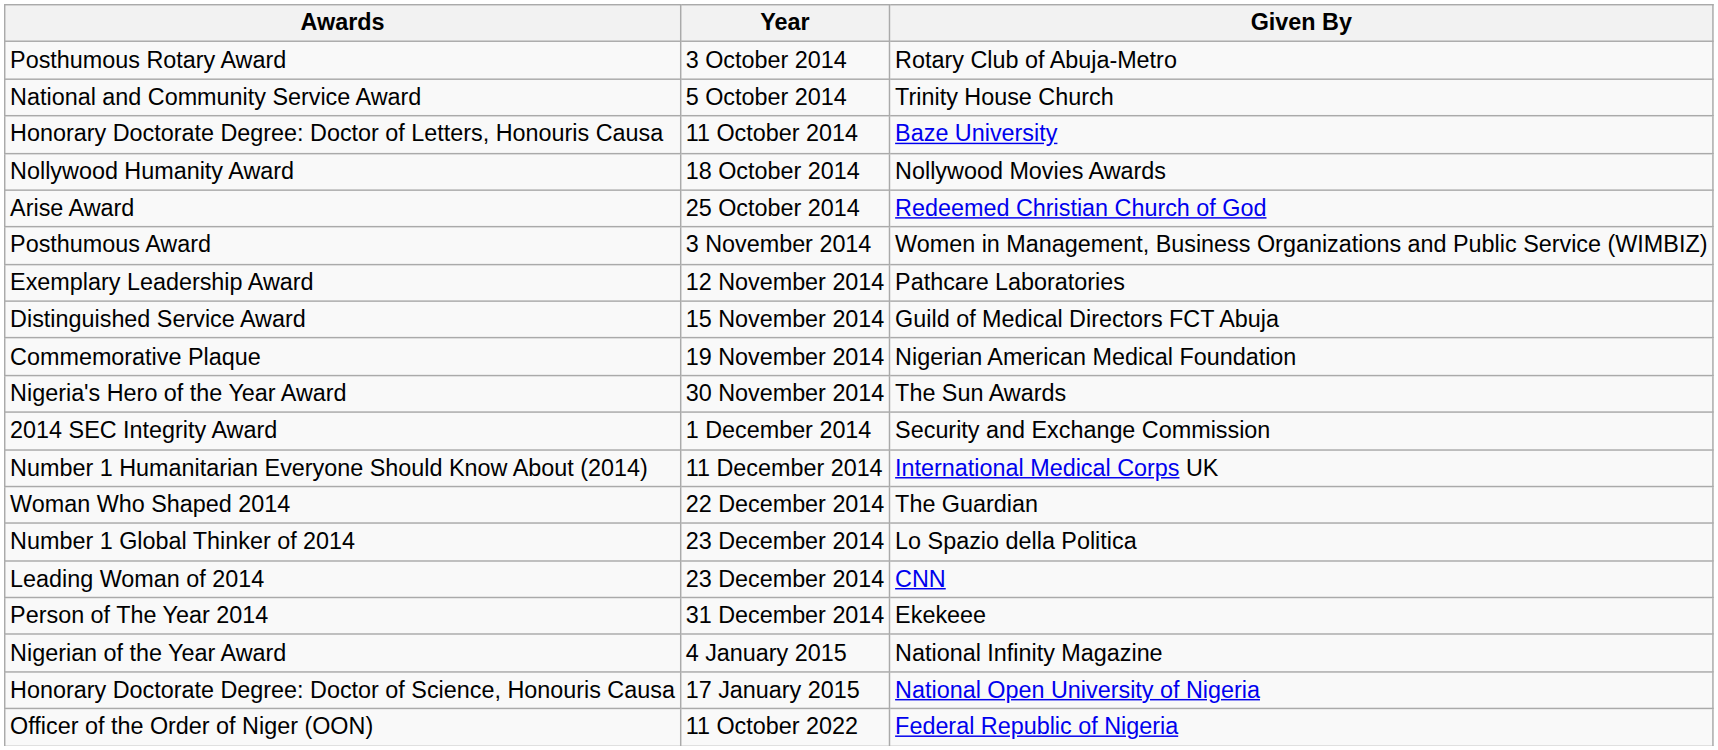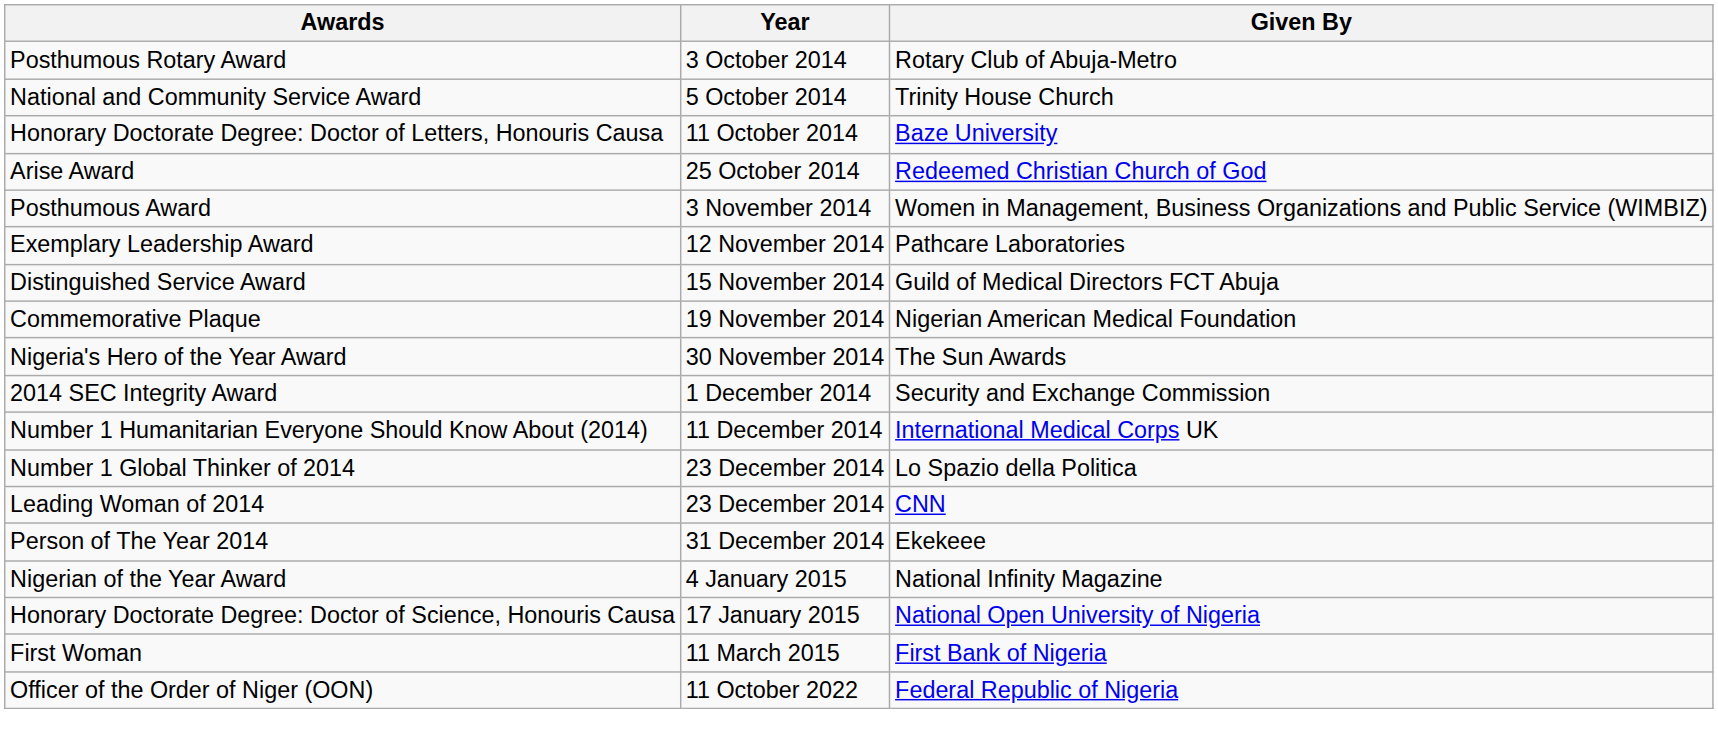- row: (152, 171)
- row: (150, 504)
+ row: (76, 652)
